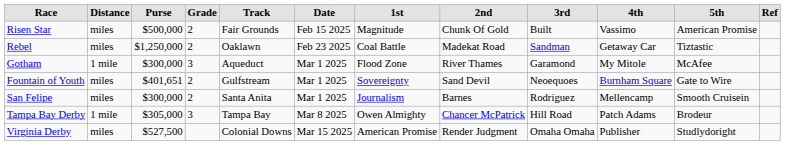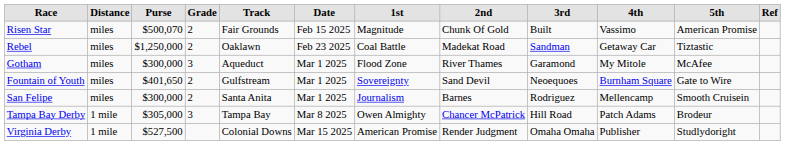(163, 30) $500,000 -> (163, 30) $500,070
(104, 64) 1 mile -> (102, 64) miles
(163, 81) $401,651 -> (163, 81) $401,650
(102, 132) miles -> (104, 132) 1 mile
